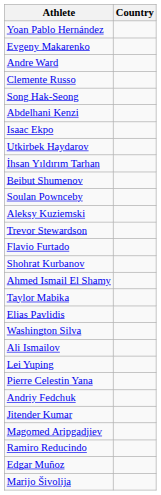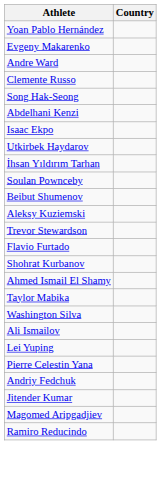rows swapped: (45, 197) <-> (45, 180)
- row: (36, 314)
- row: (36, 465)
- row: (39, 481)
